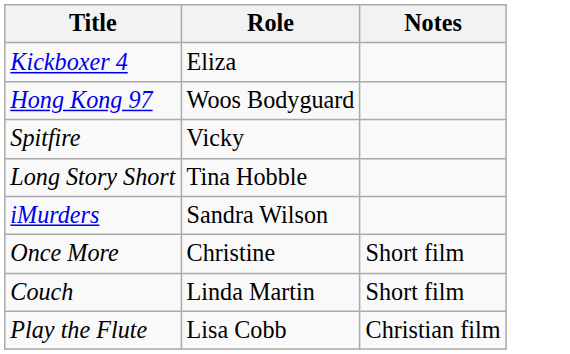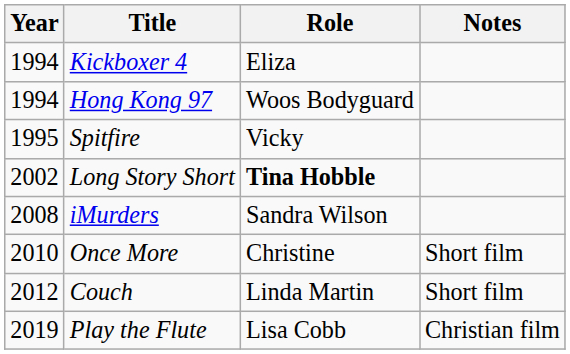+ column: (34, 23)
(247, 176) normal -> (311, 176) bold
